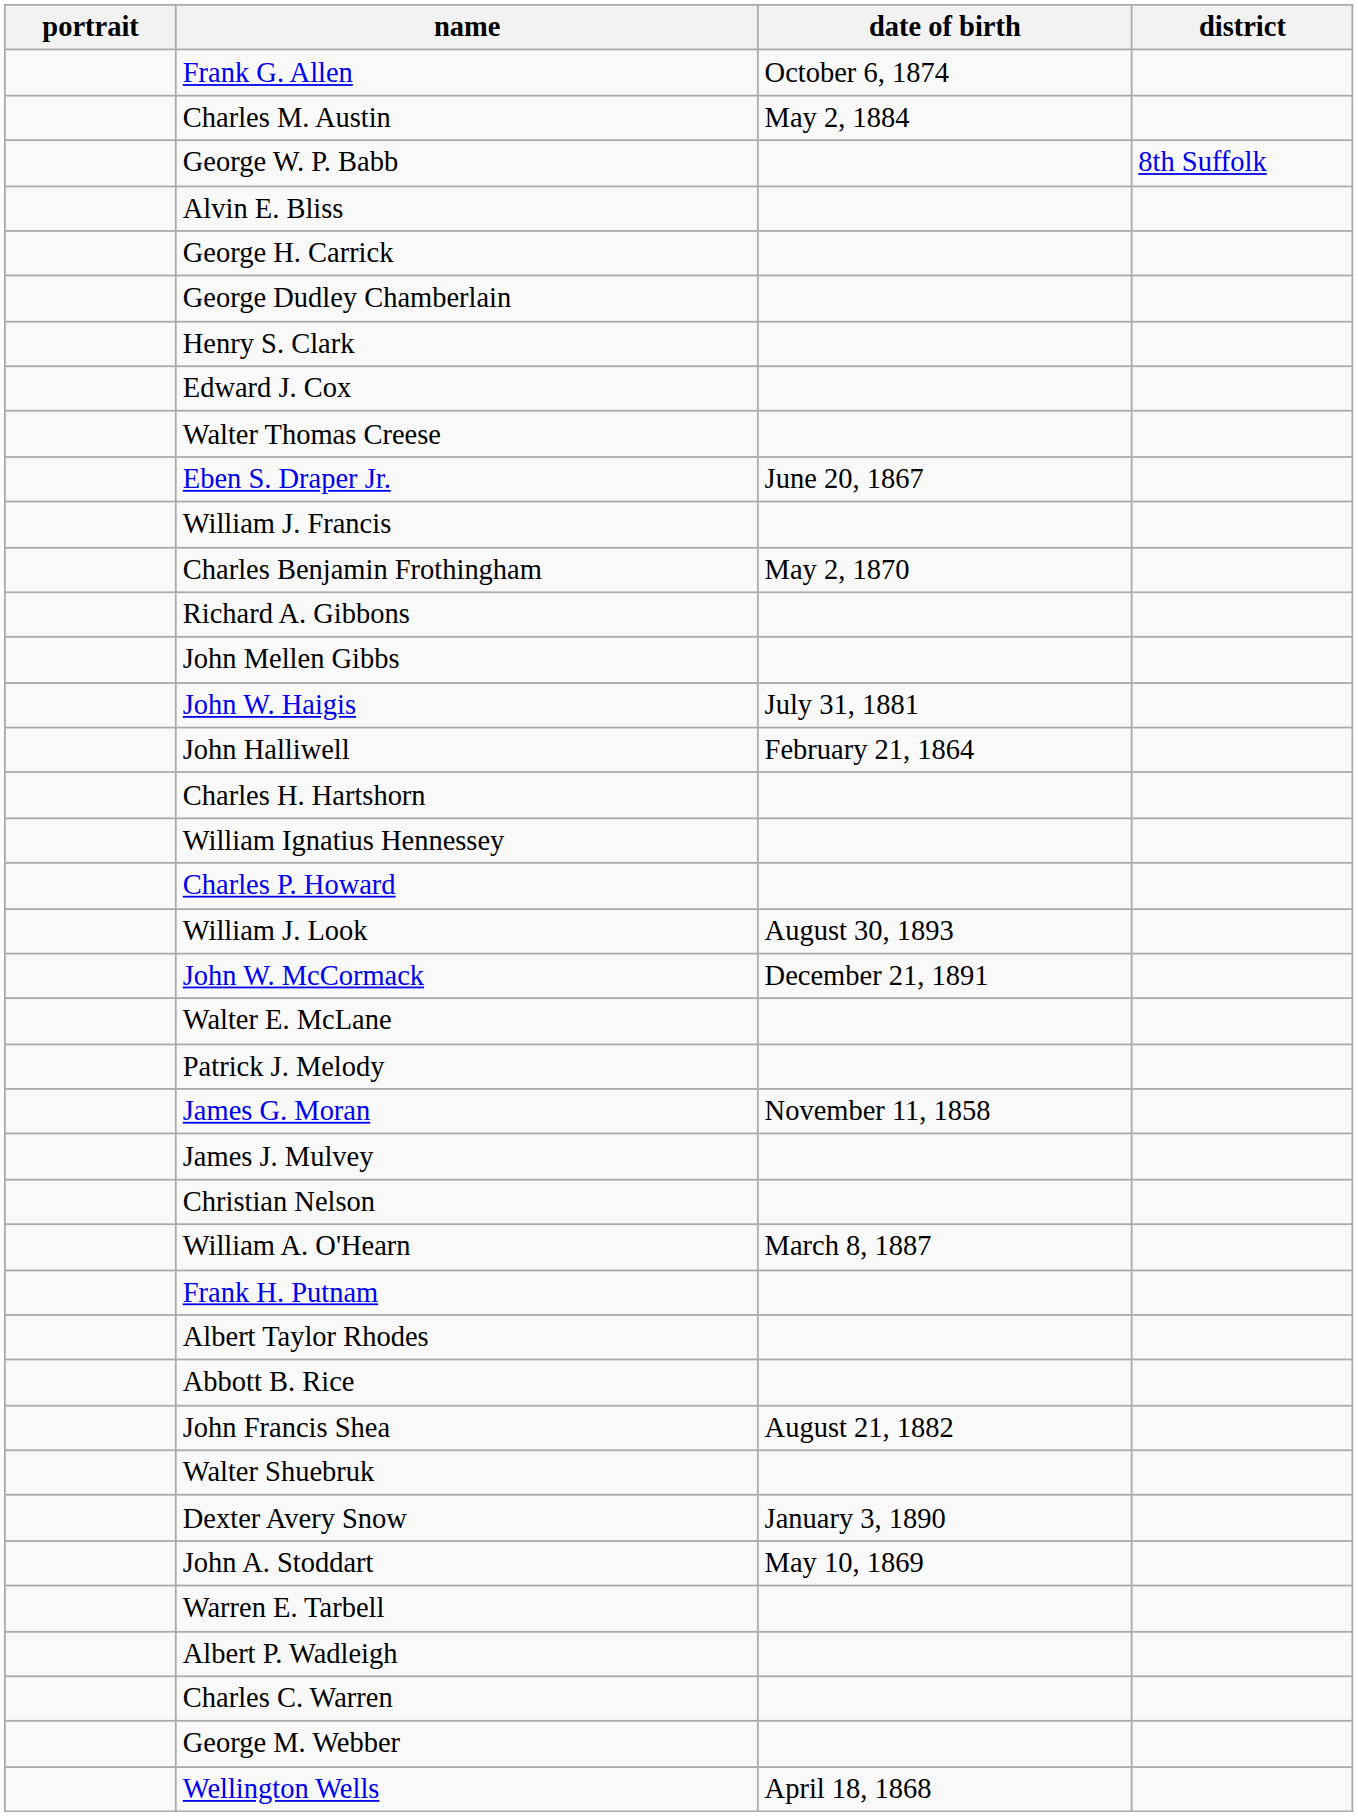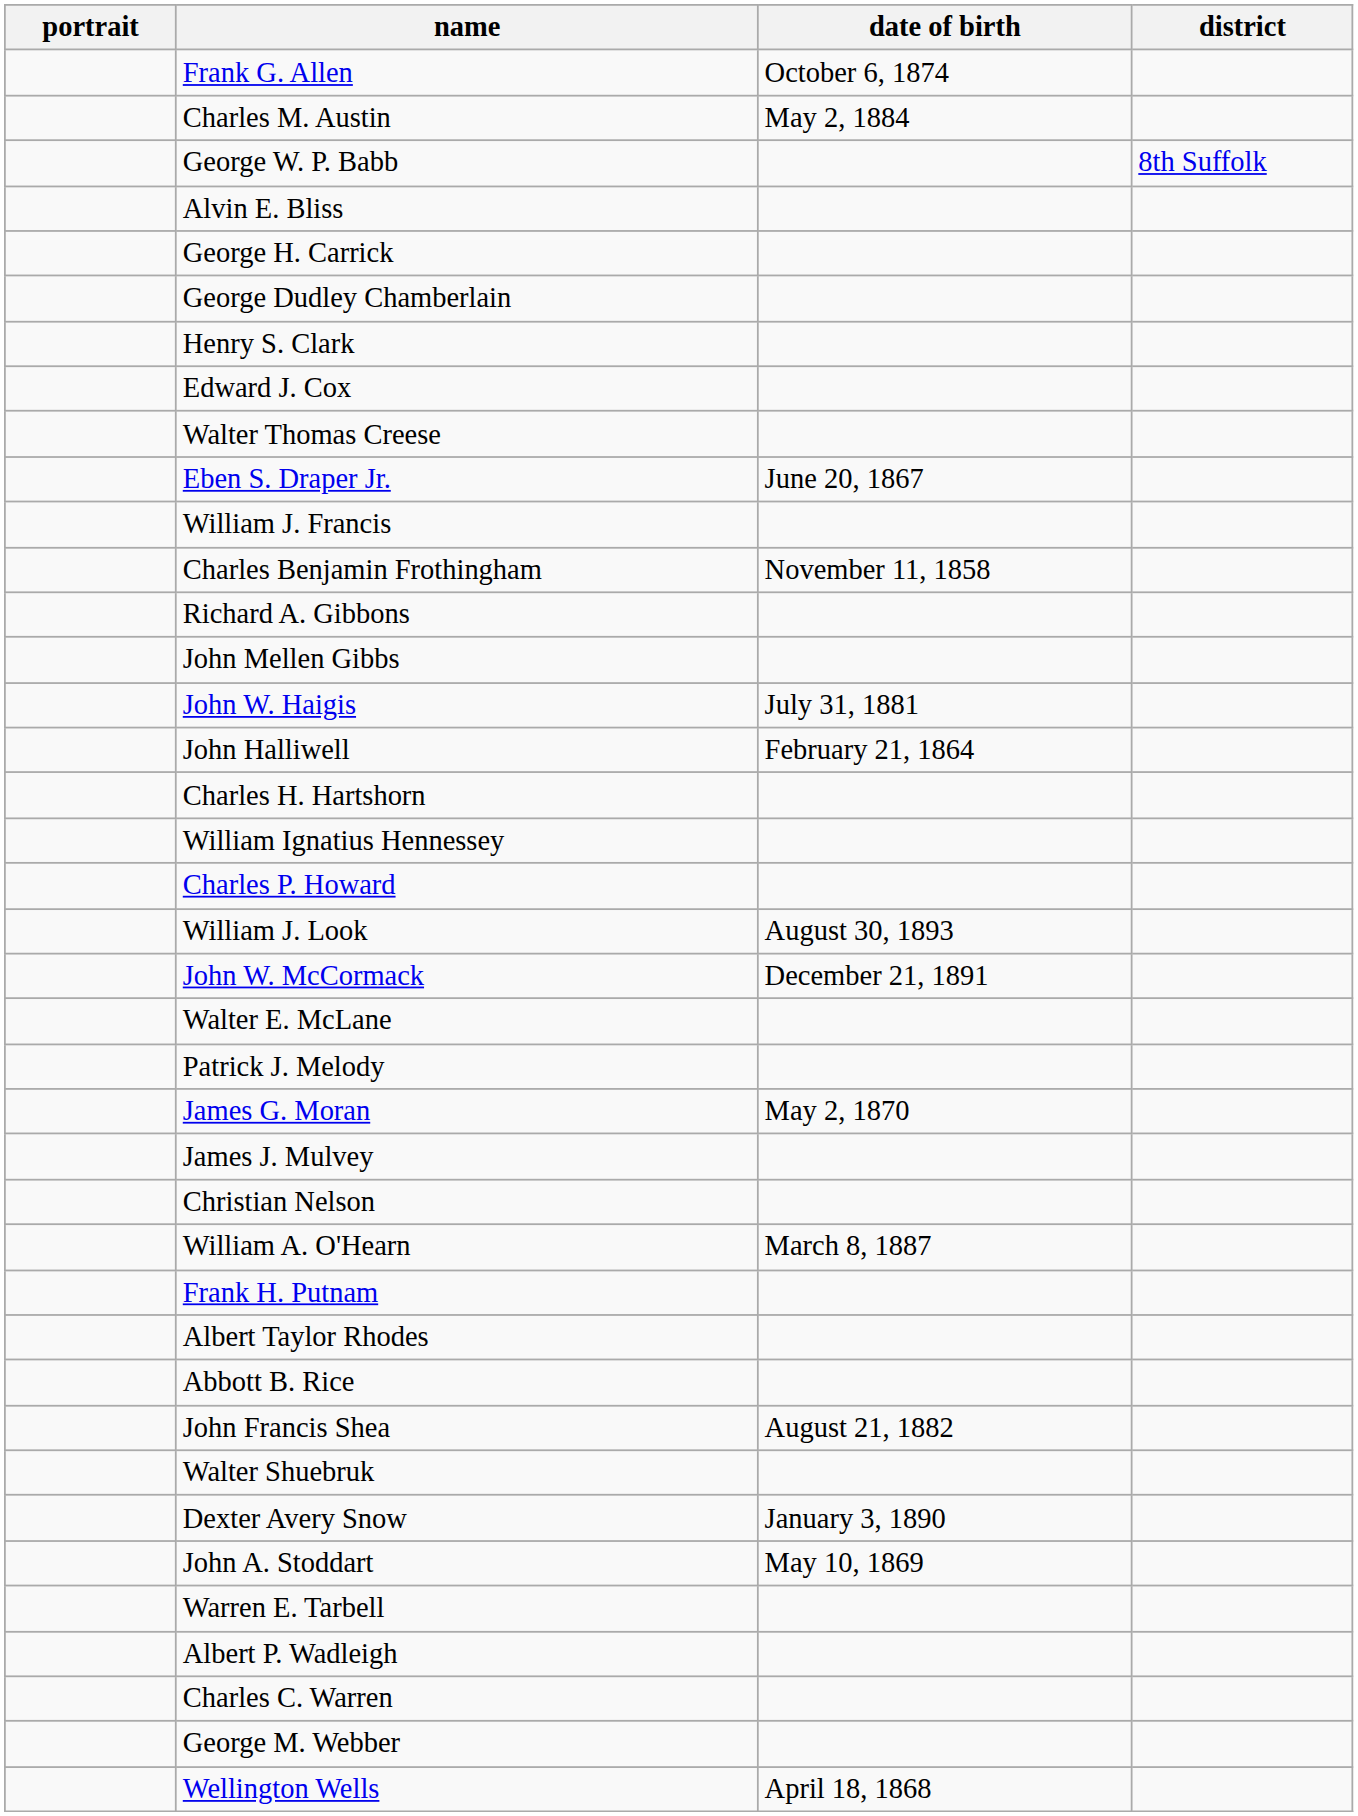(837, 569) May 2, 1870 -> (878, 569) November 11, 1858
(878, 1111) November 11, 1858 -> (837, 1111) May 2, 1870
